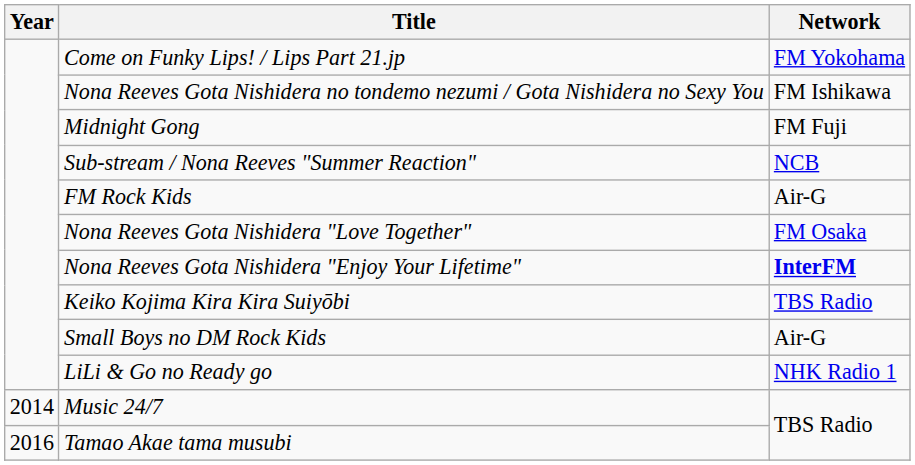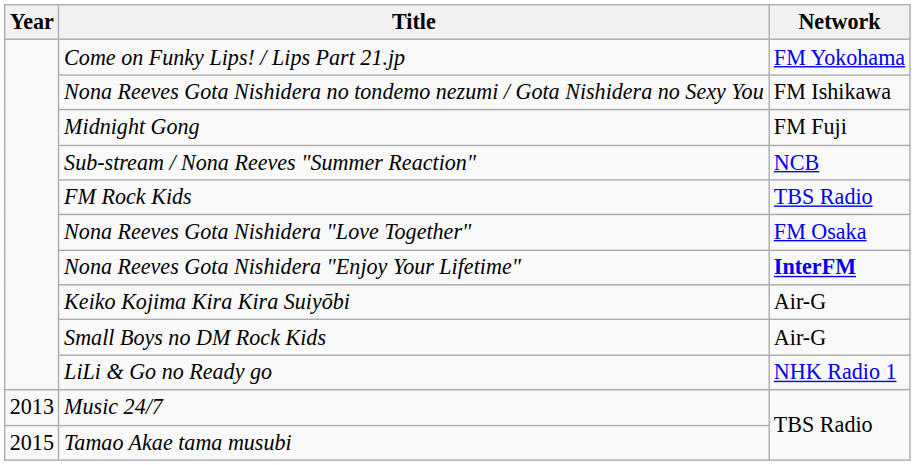(800, 197) Air-G -> (823, 197) TBS Radio
(823, 302) TBS Radio -> (800, 302) Air-G
(32, 407) 2014 -> (32, 407) 2013
(32, 442) 2016 -> (32, 442) 2015
